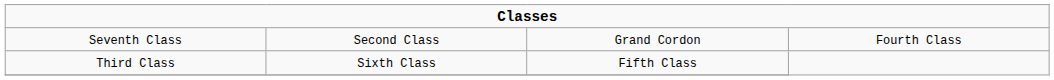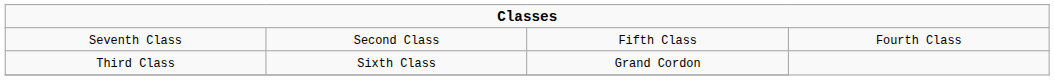(658, 40) Grand Cordon -> (658, 40) Fifth Class
(658, 63) Fifth Class -> (658, 63) Grand Cordon
